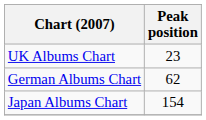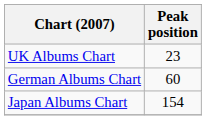(173, 79) 62 -> (173, 79) 60
